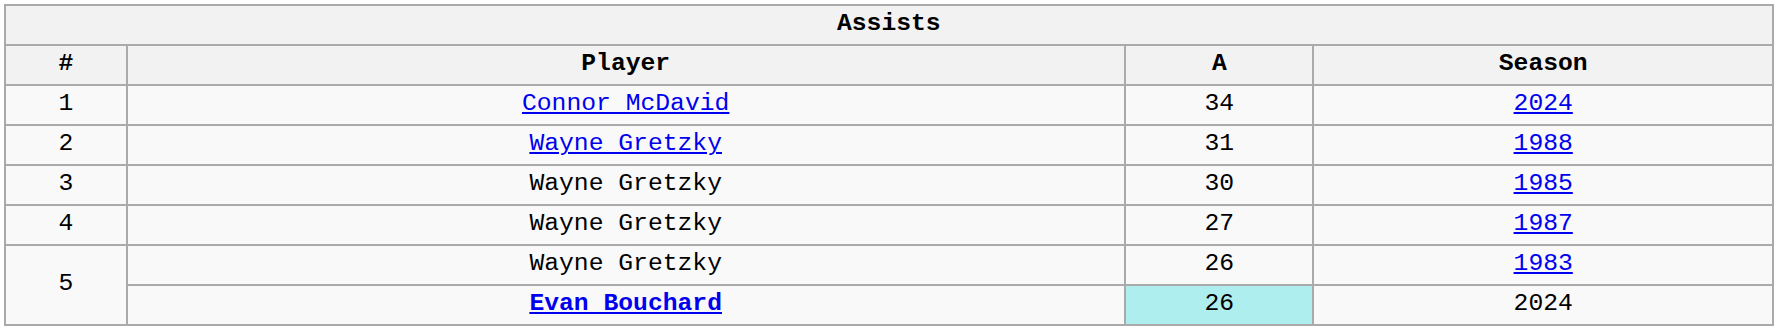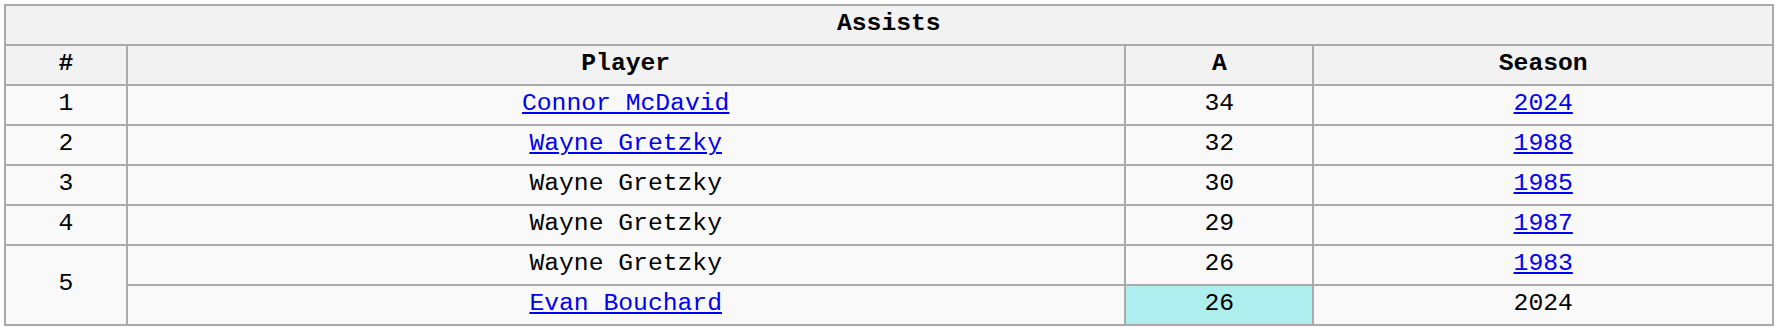(1219, 145) 31 -> (1219, 145) 32
(1219, 225) 27 -> (1219, 225) 29
(626, 304) bold -> (626, 304) normal
